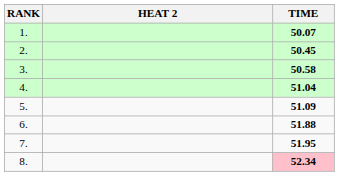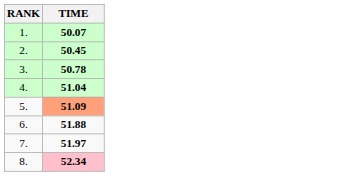- column: (158, 14)
(303, 69) 50.58 -> (73, 69) 50.78
(303, 106) no background -> (73, 106) lightsalmon background
(303, 143) 51.95 -> (73, 143) 51.97
